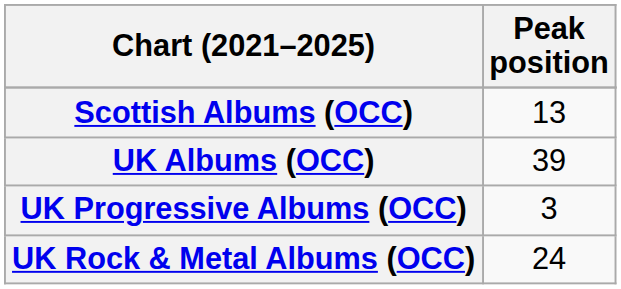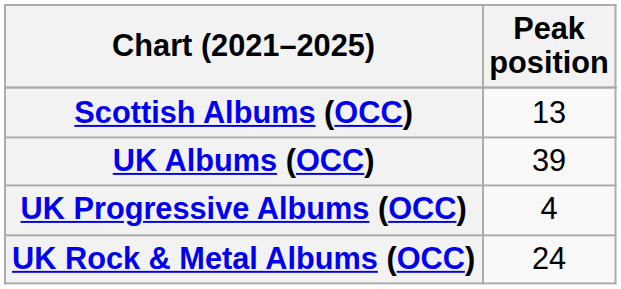(549, 209) 3 -> (549, 209) 4
